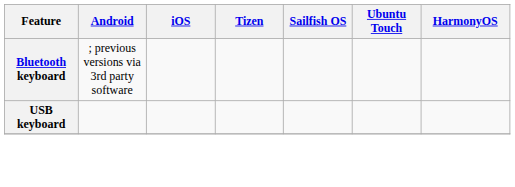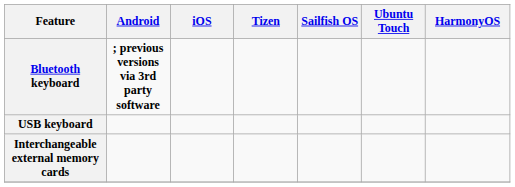(112, 69) normal -> (138, 76) bold
+ row: (55, 158)
